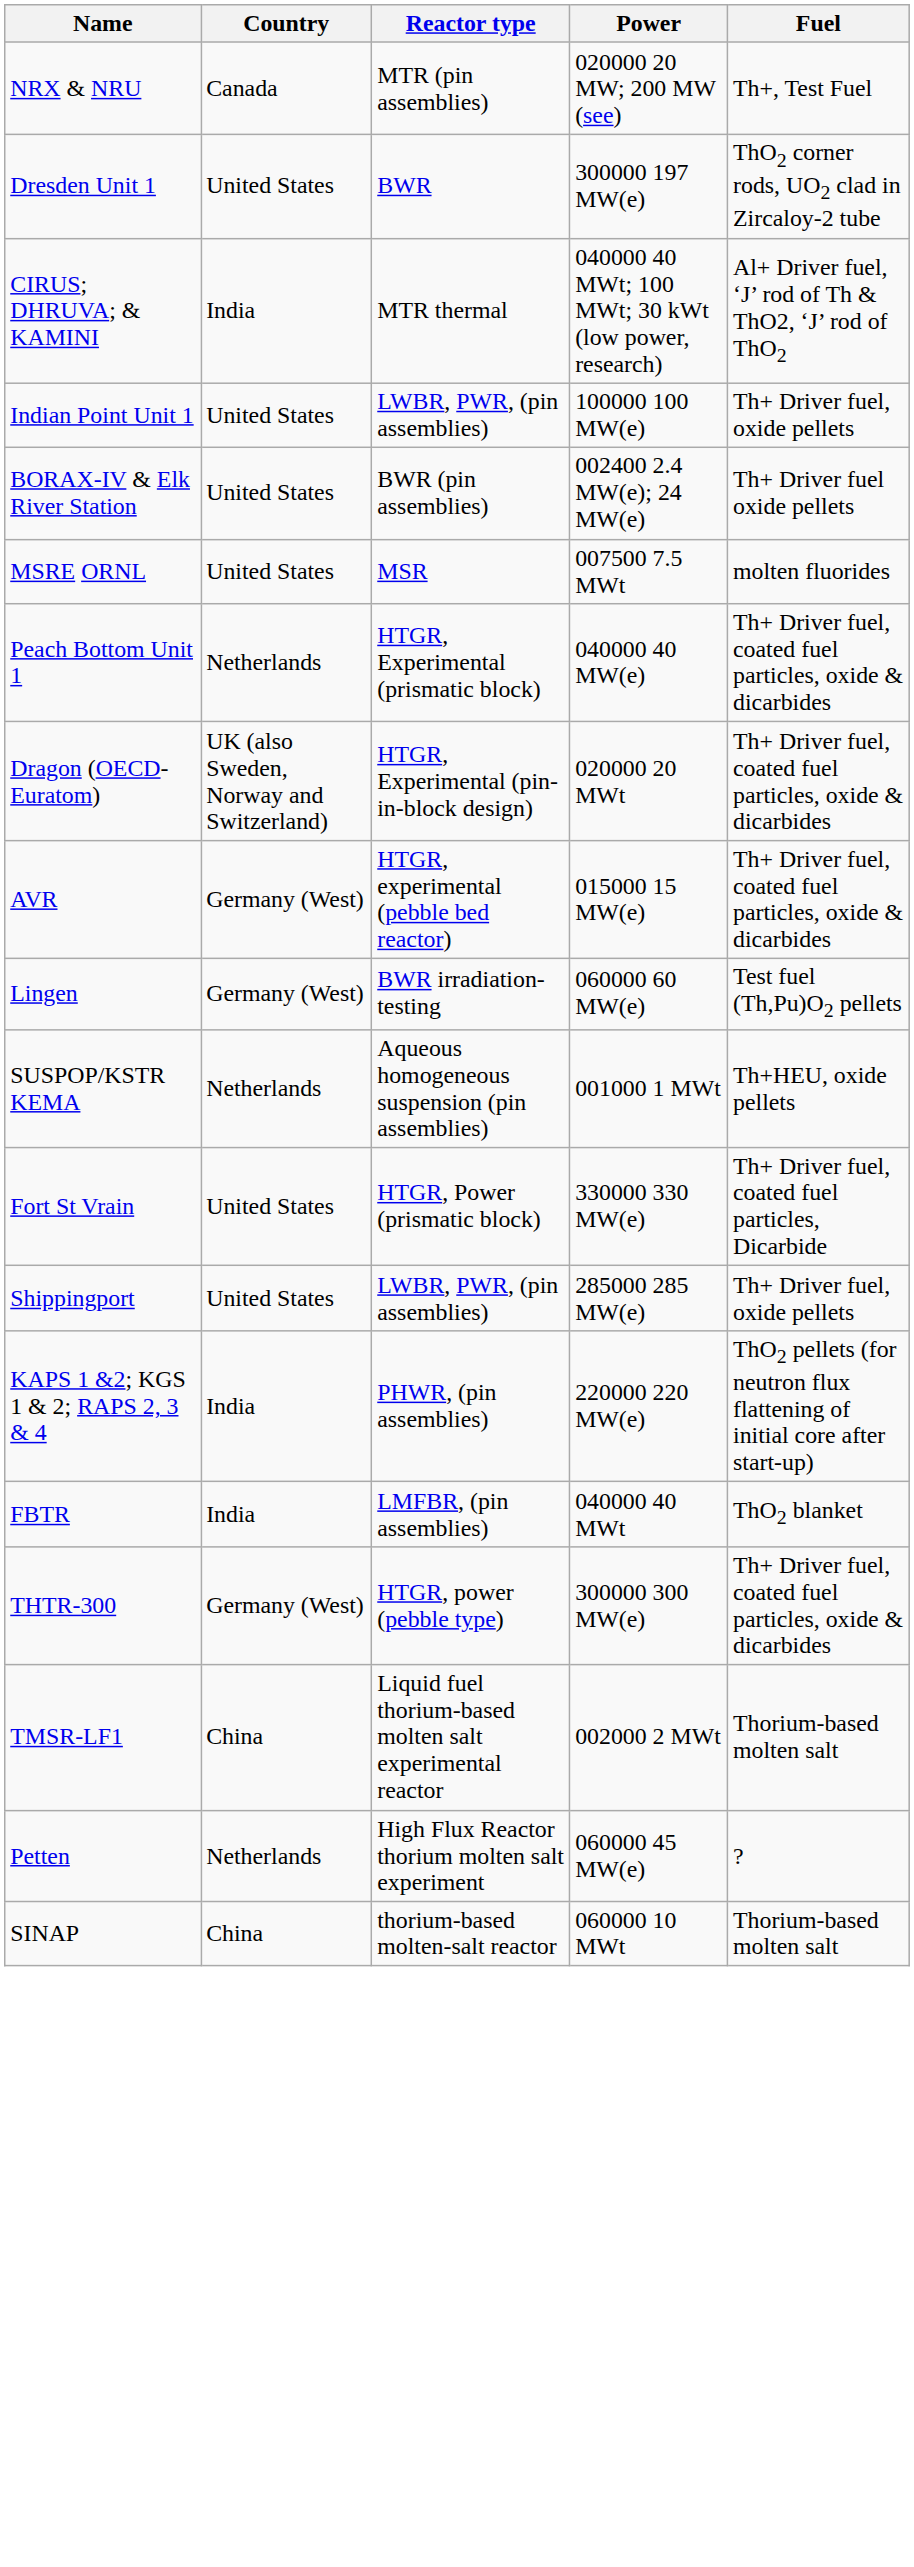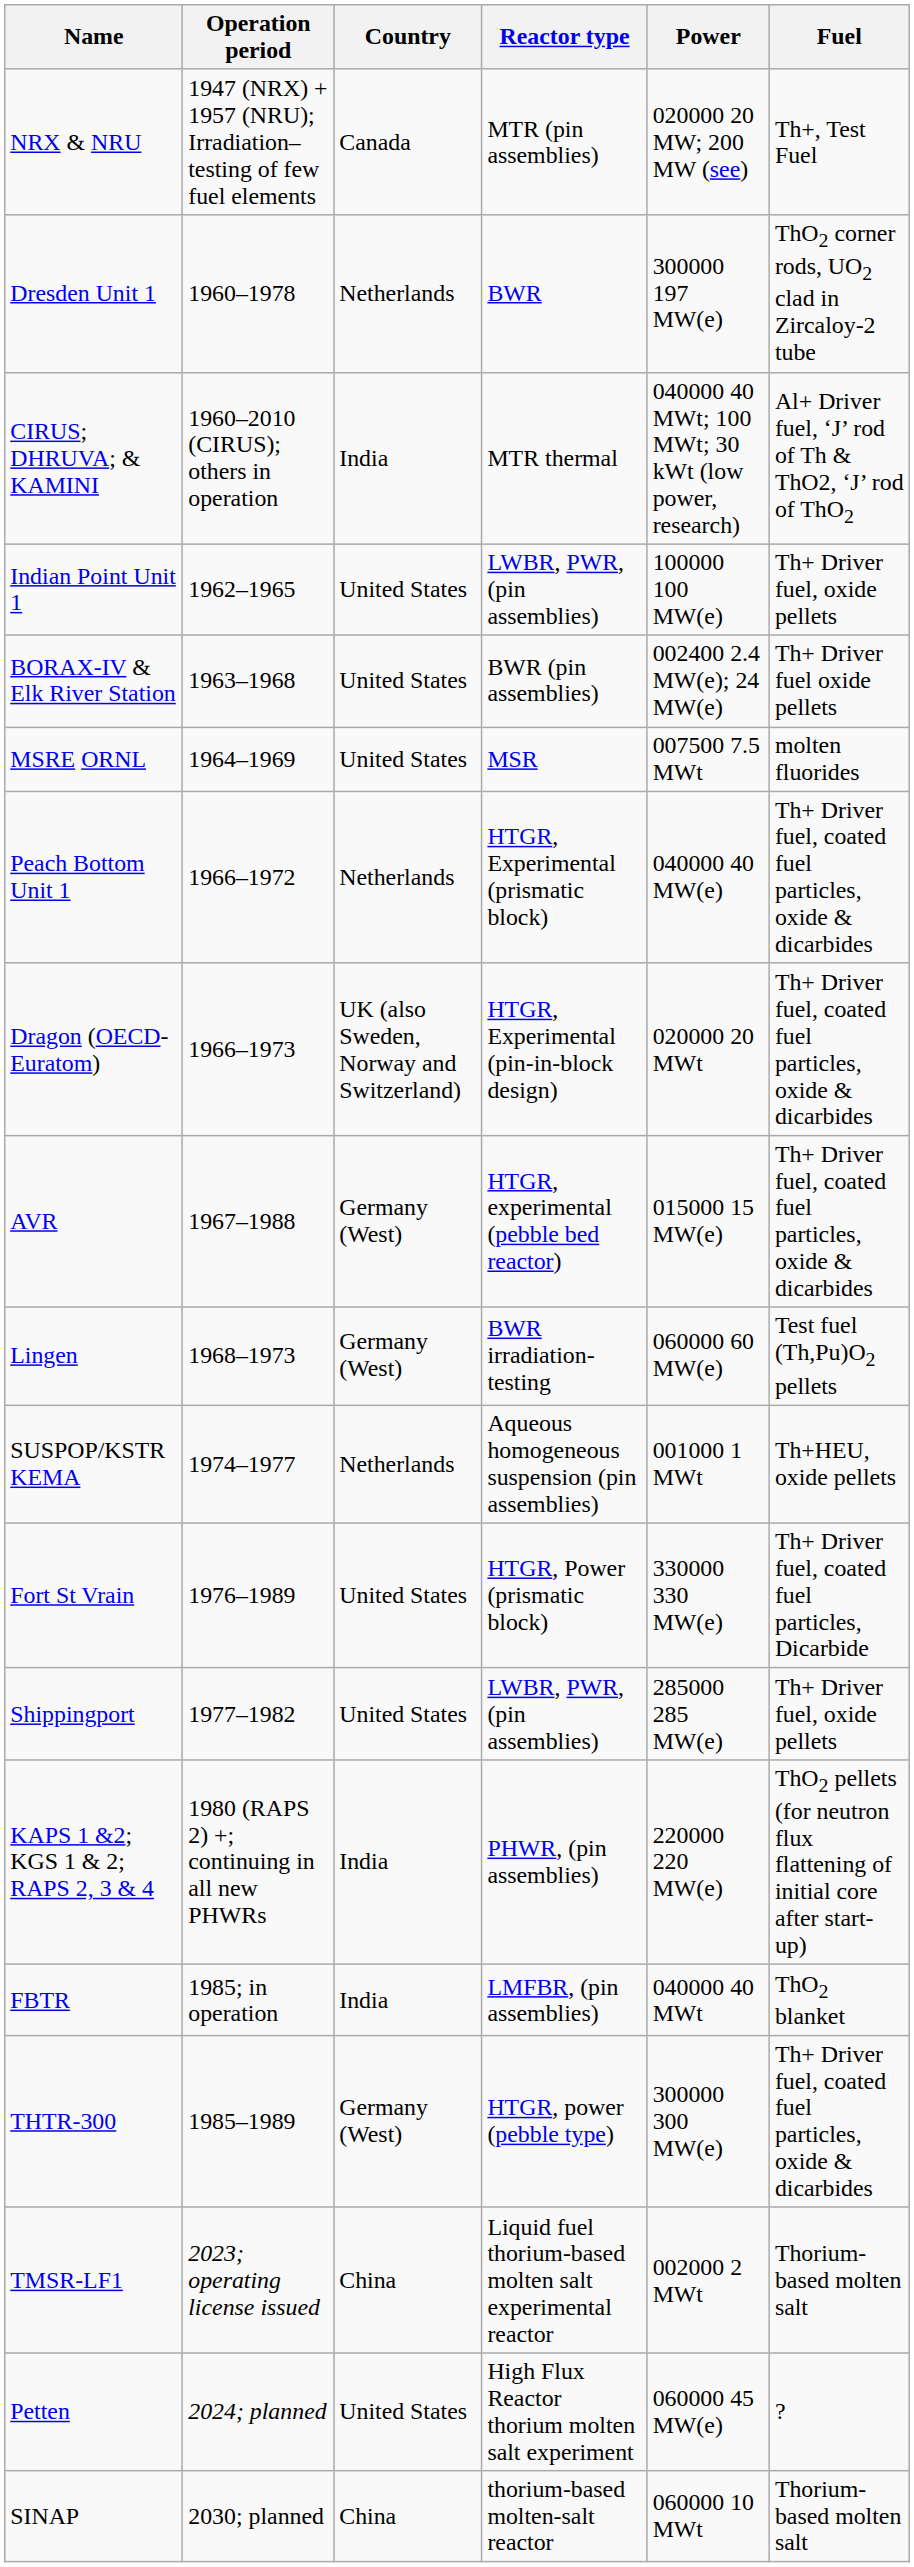+ column: (258, 36)
(270, 185) United States -> (397, 293) Netherlands
(264, 1855) Netherlands -> (403, 2411) United States
